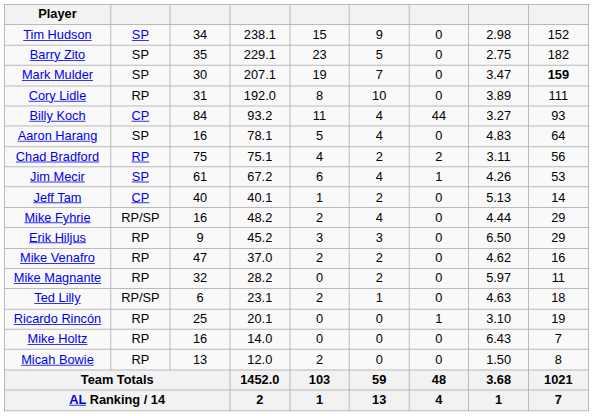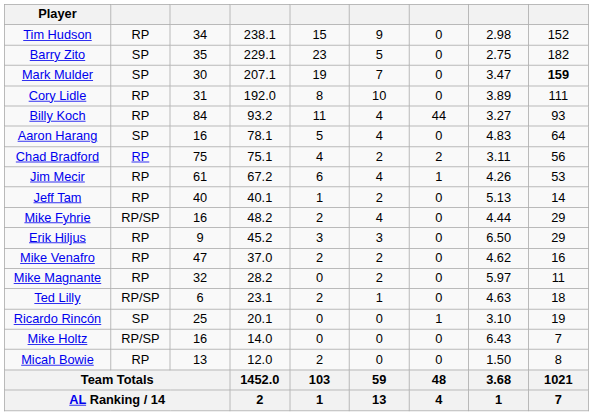(140, 34) SP -> (140, 34) RP
(140, 116) CP -> (140, 116) RP
(140, 177) SP -> (140, 177) RP
(140, 197) CP -> (140, 197) RP
(140, 319) RP -> (140, 319) SP
(140, 339) RP -> (140, 339) RP/SP
